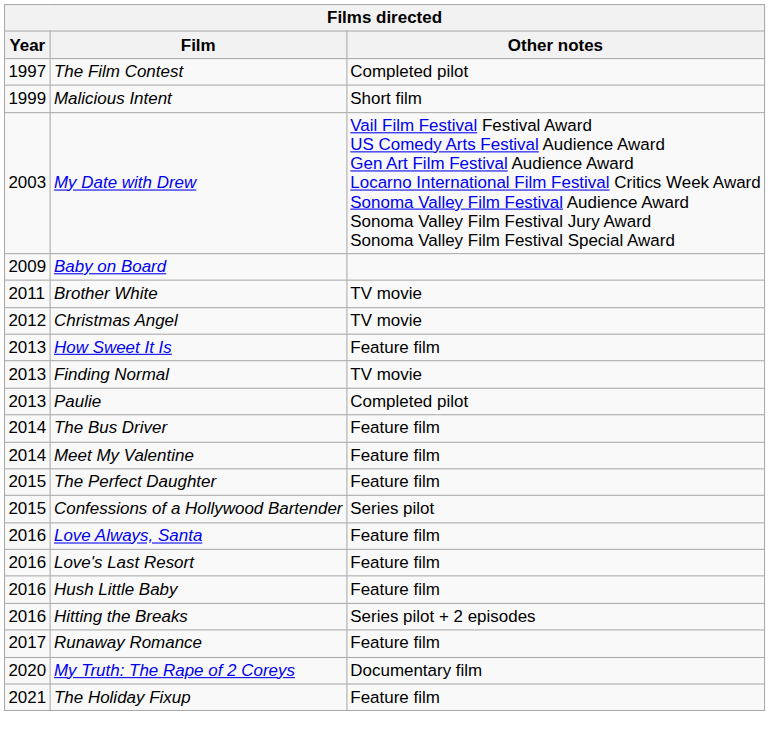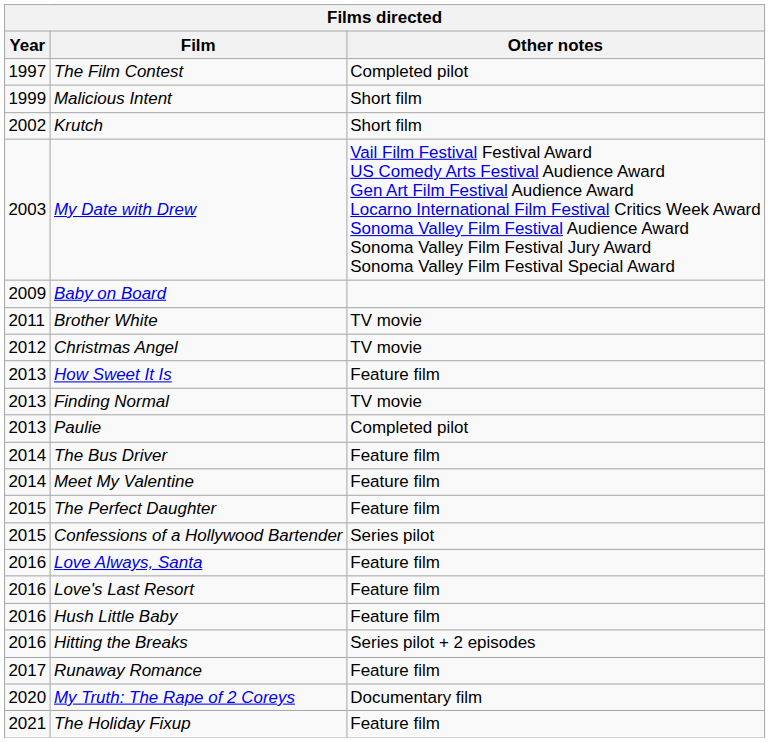+ row: (78, 125)
